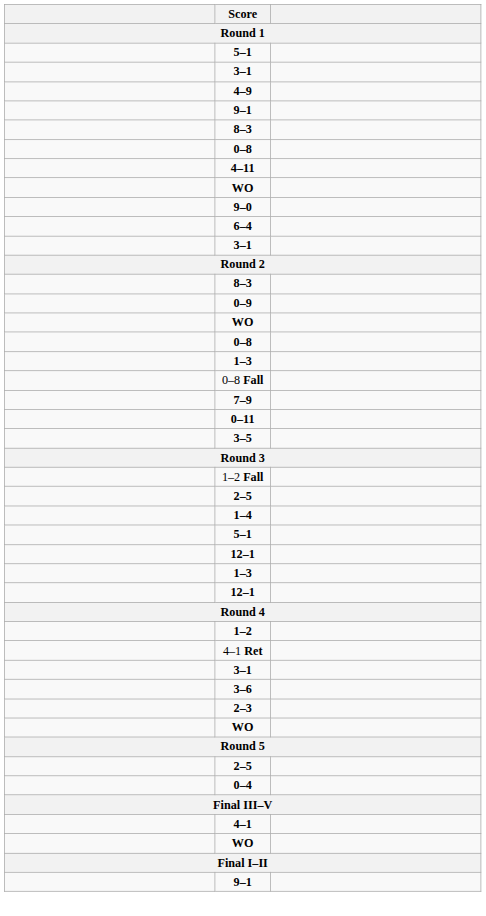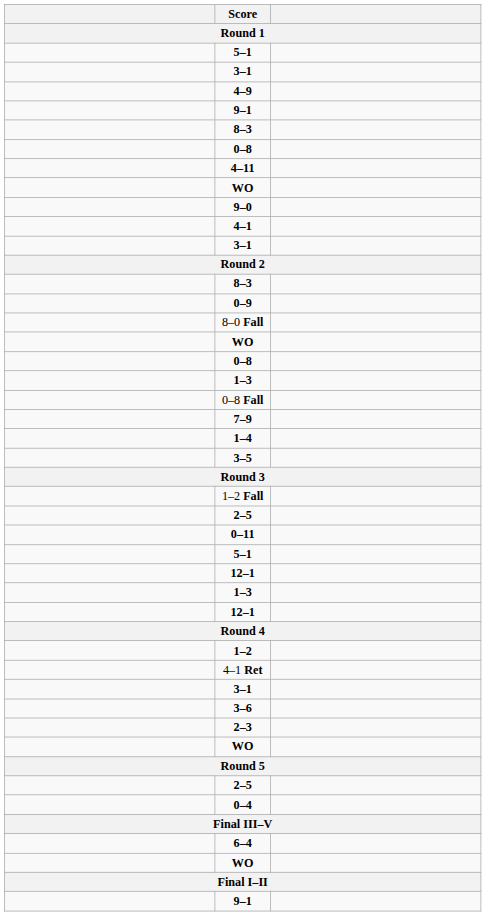rows swapped: (110, 824) <-> (110, 226)
+ row: (110, 323)
rows swapped: (110, 419) <-> (110, 515)
